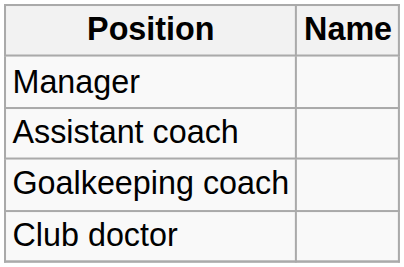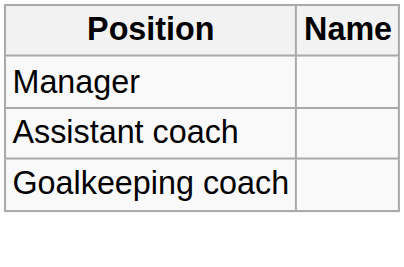- row: (95, 235)
